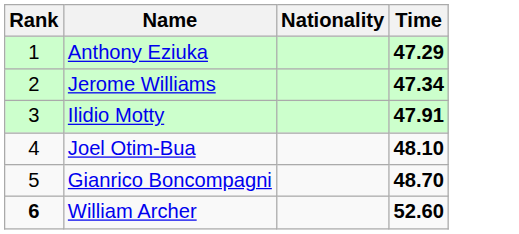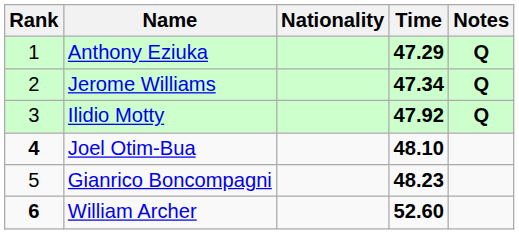+ column: (481, 20)
(419, 116) 47.91 -> (419, 116) 47.92
(34, 148) normal -> (34, 148) bold
(419, 180) 48.70 -> (419, 180) 48.23
